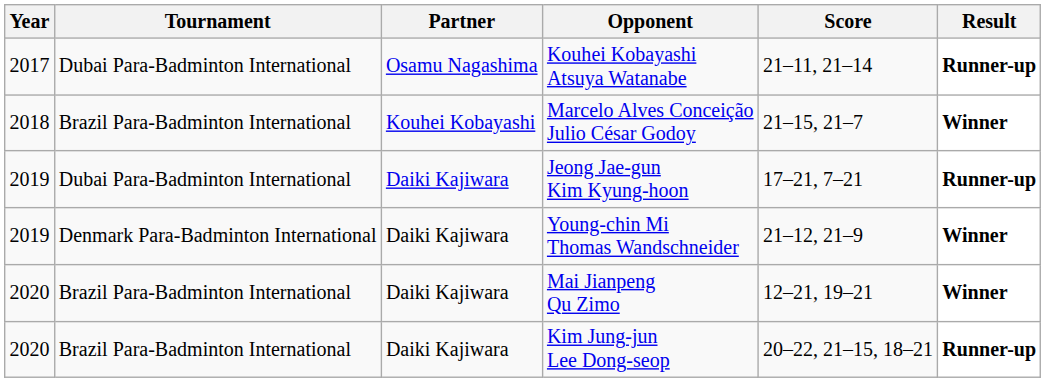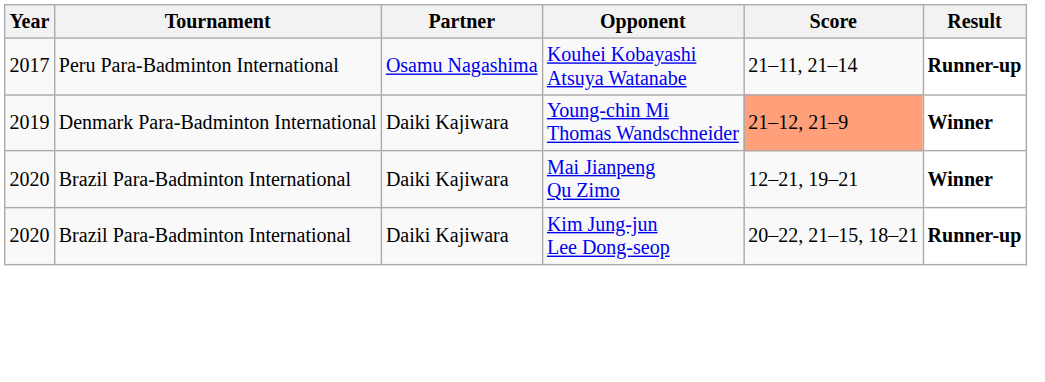(205, 66) Dubai Para-Badminton International -> (199, 66) Peru Para-Badminton International
- row: (650, 122)
- row: (618, 179)
(813, 236) no background -> (798, 122) lightsalmon background
